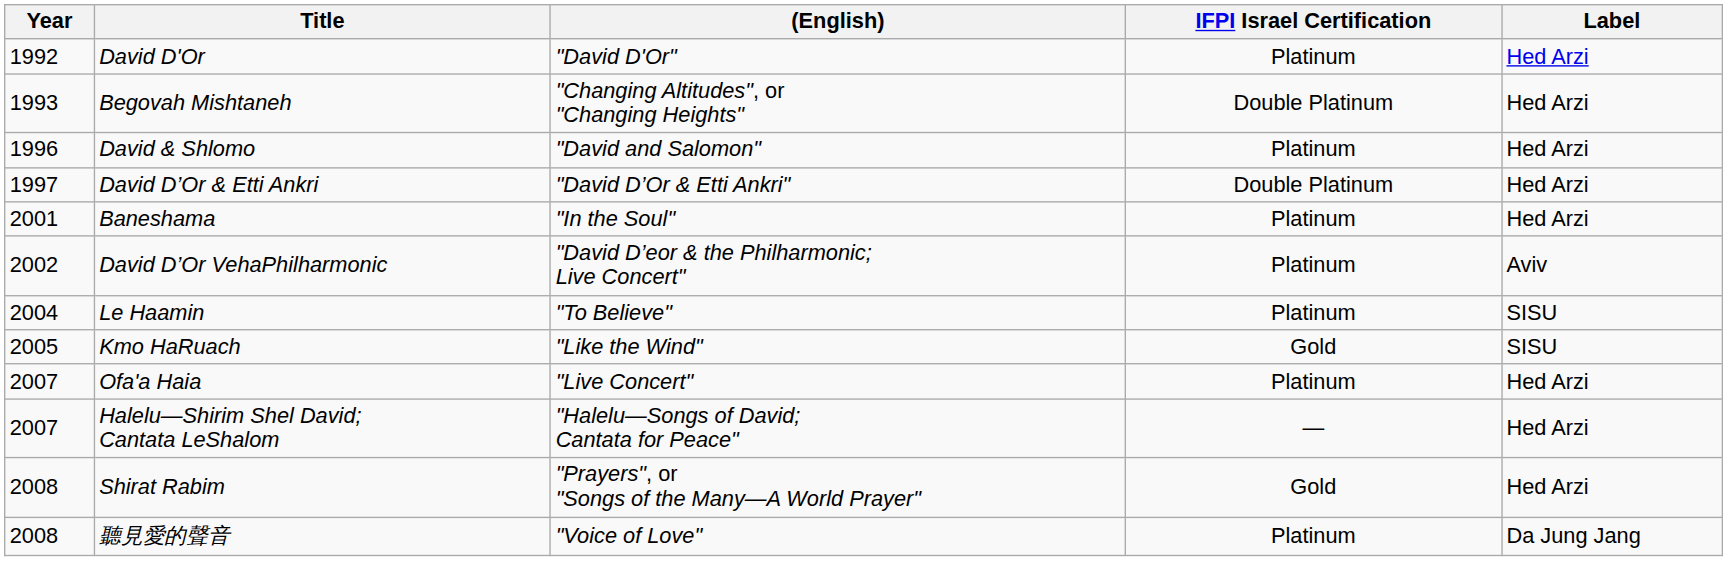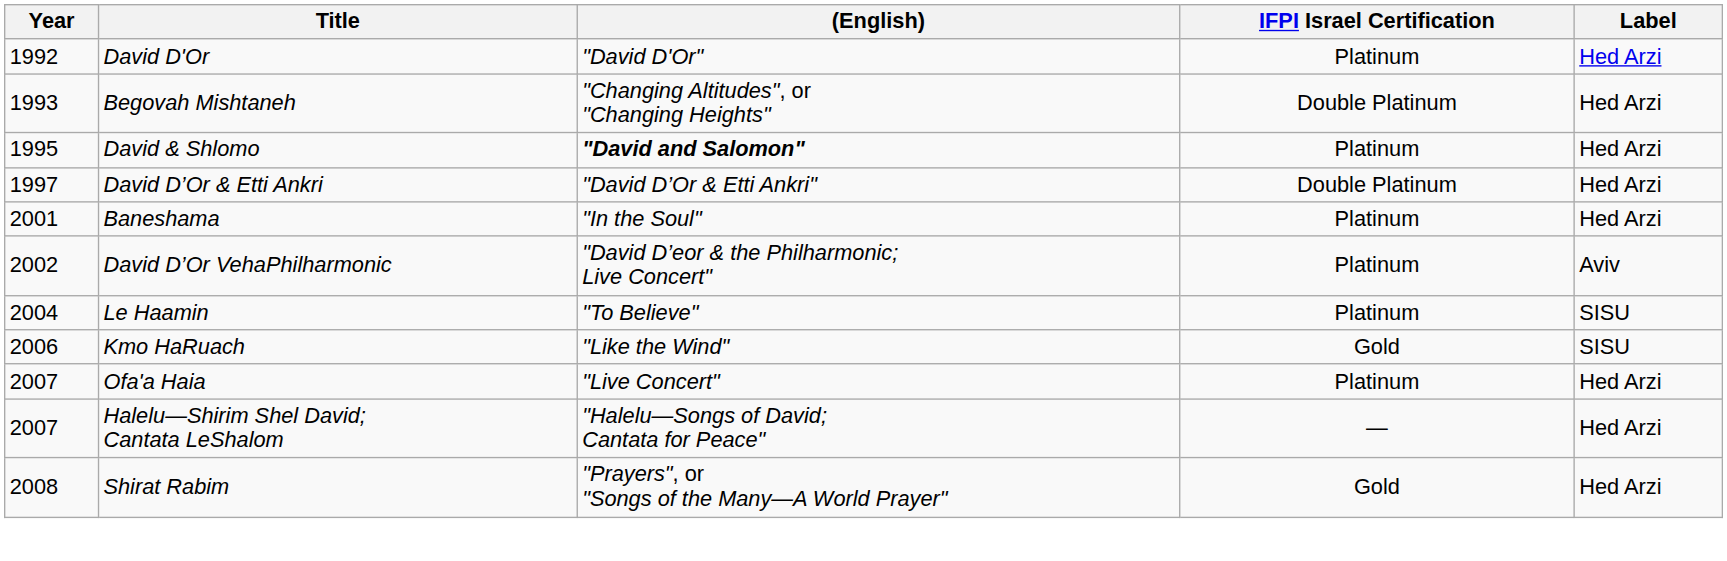(34, 149) 1996 -> (34, 149) 1995
(658, 149) normal -> (693, 149) bold
(34, 346) 2005 -> (34, 346) 2006
- row: (164, 535)
